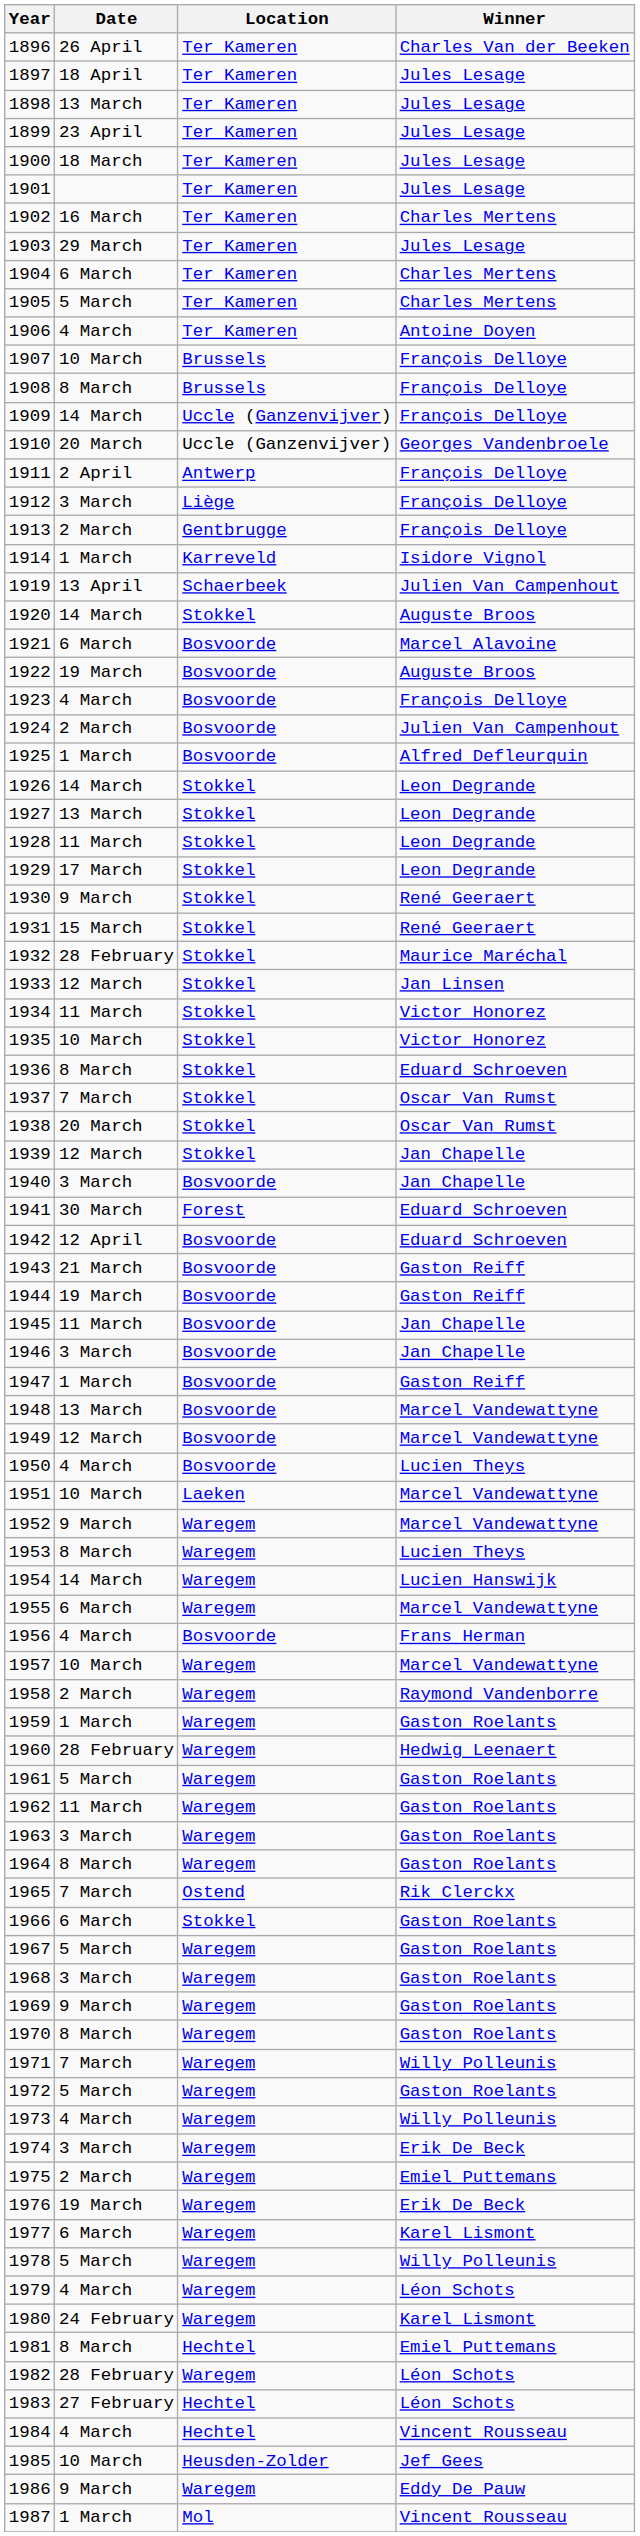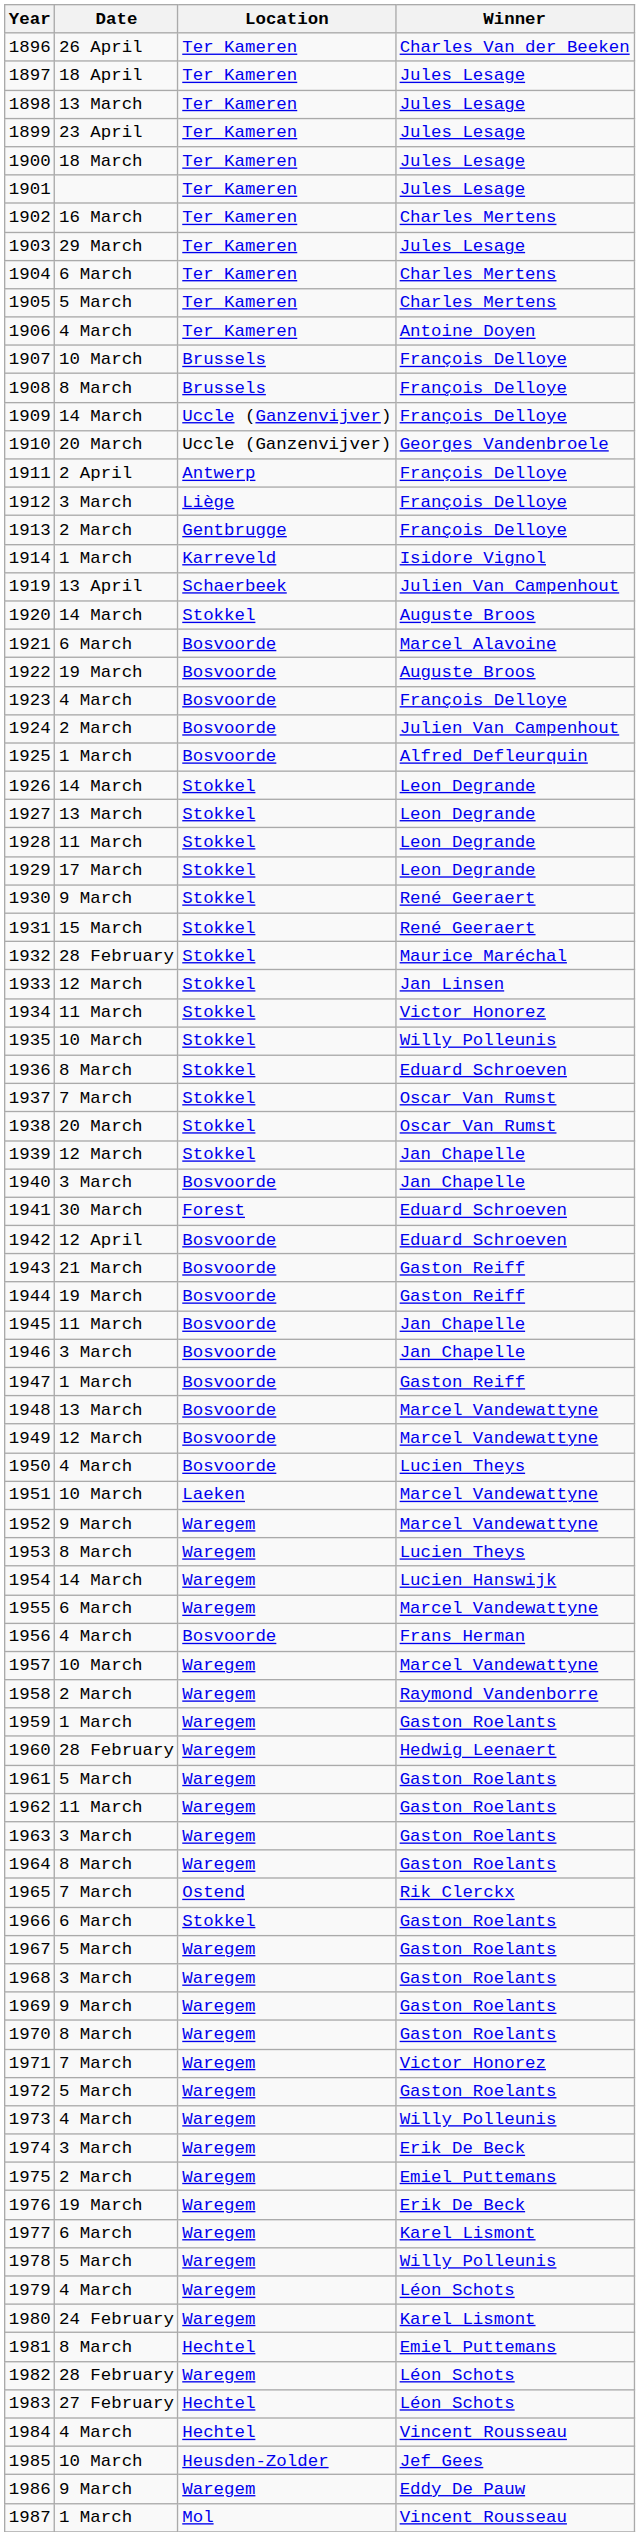(473, 1041) Victor Honorez -> (478, 1041) Willy Polleunis
(478, 2063) Willy Polleunis -> (473, 2063) Victor Honorez
